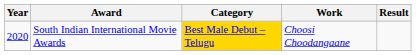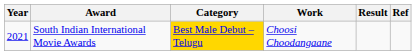+ column: (401, 13)
(18, 36) 2020 -> (18, 36) 2021
